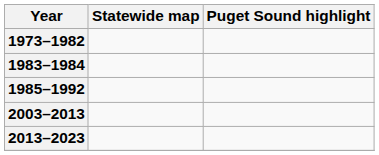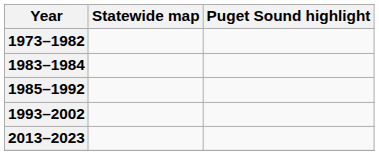+ row: (46, 114)
- row: (46, 114)
